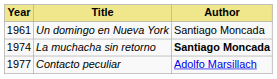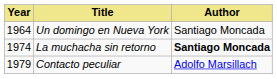(19, 30) 1961 -> (19, 30) 1964
(19, 64) 1977 -> (19, 64) 1979
